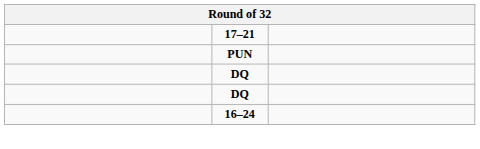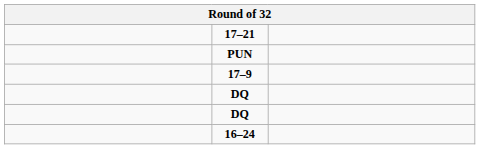+ row: (108, 75)
